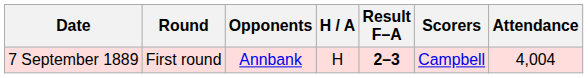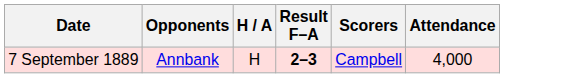- column: (184, 25)
(536, 60) 4,004 -> (453, 60) 4,000
